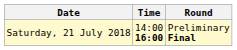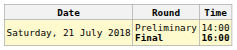columns swapped: (149, 12) <-> (199, 12)
